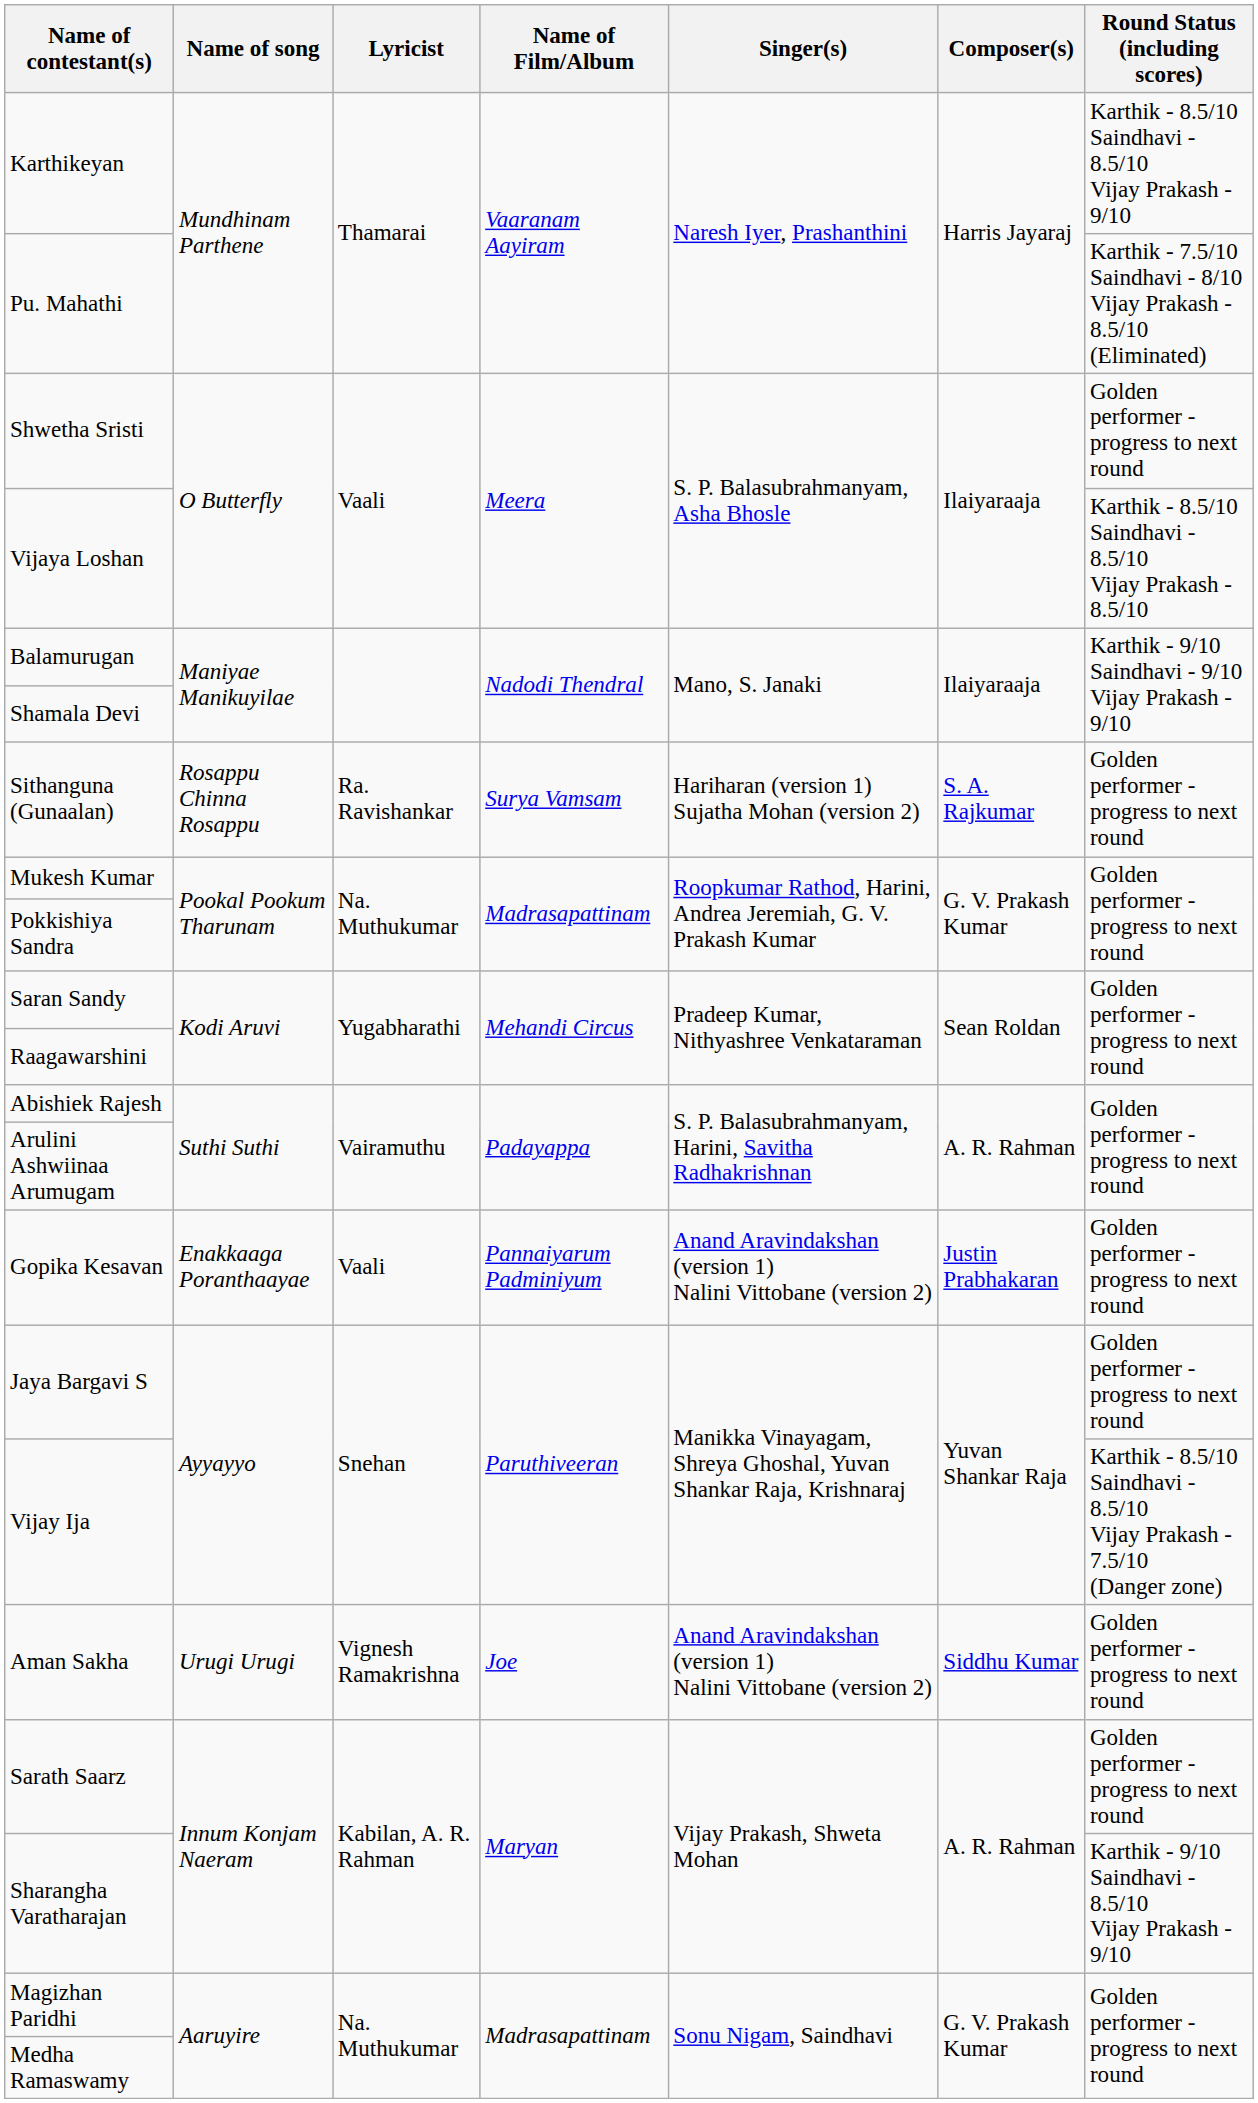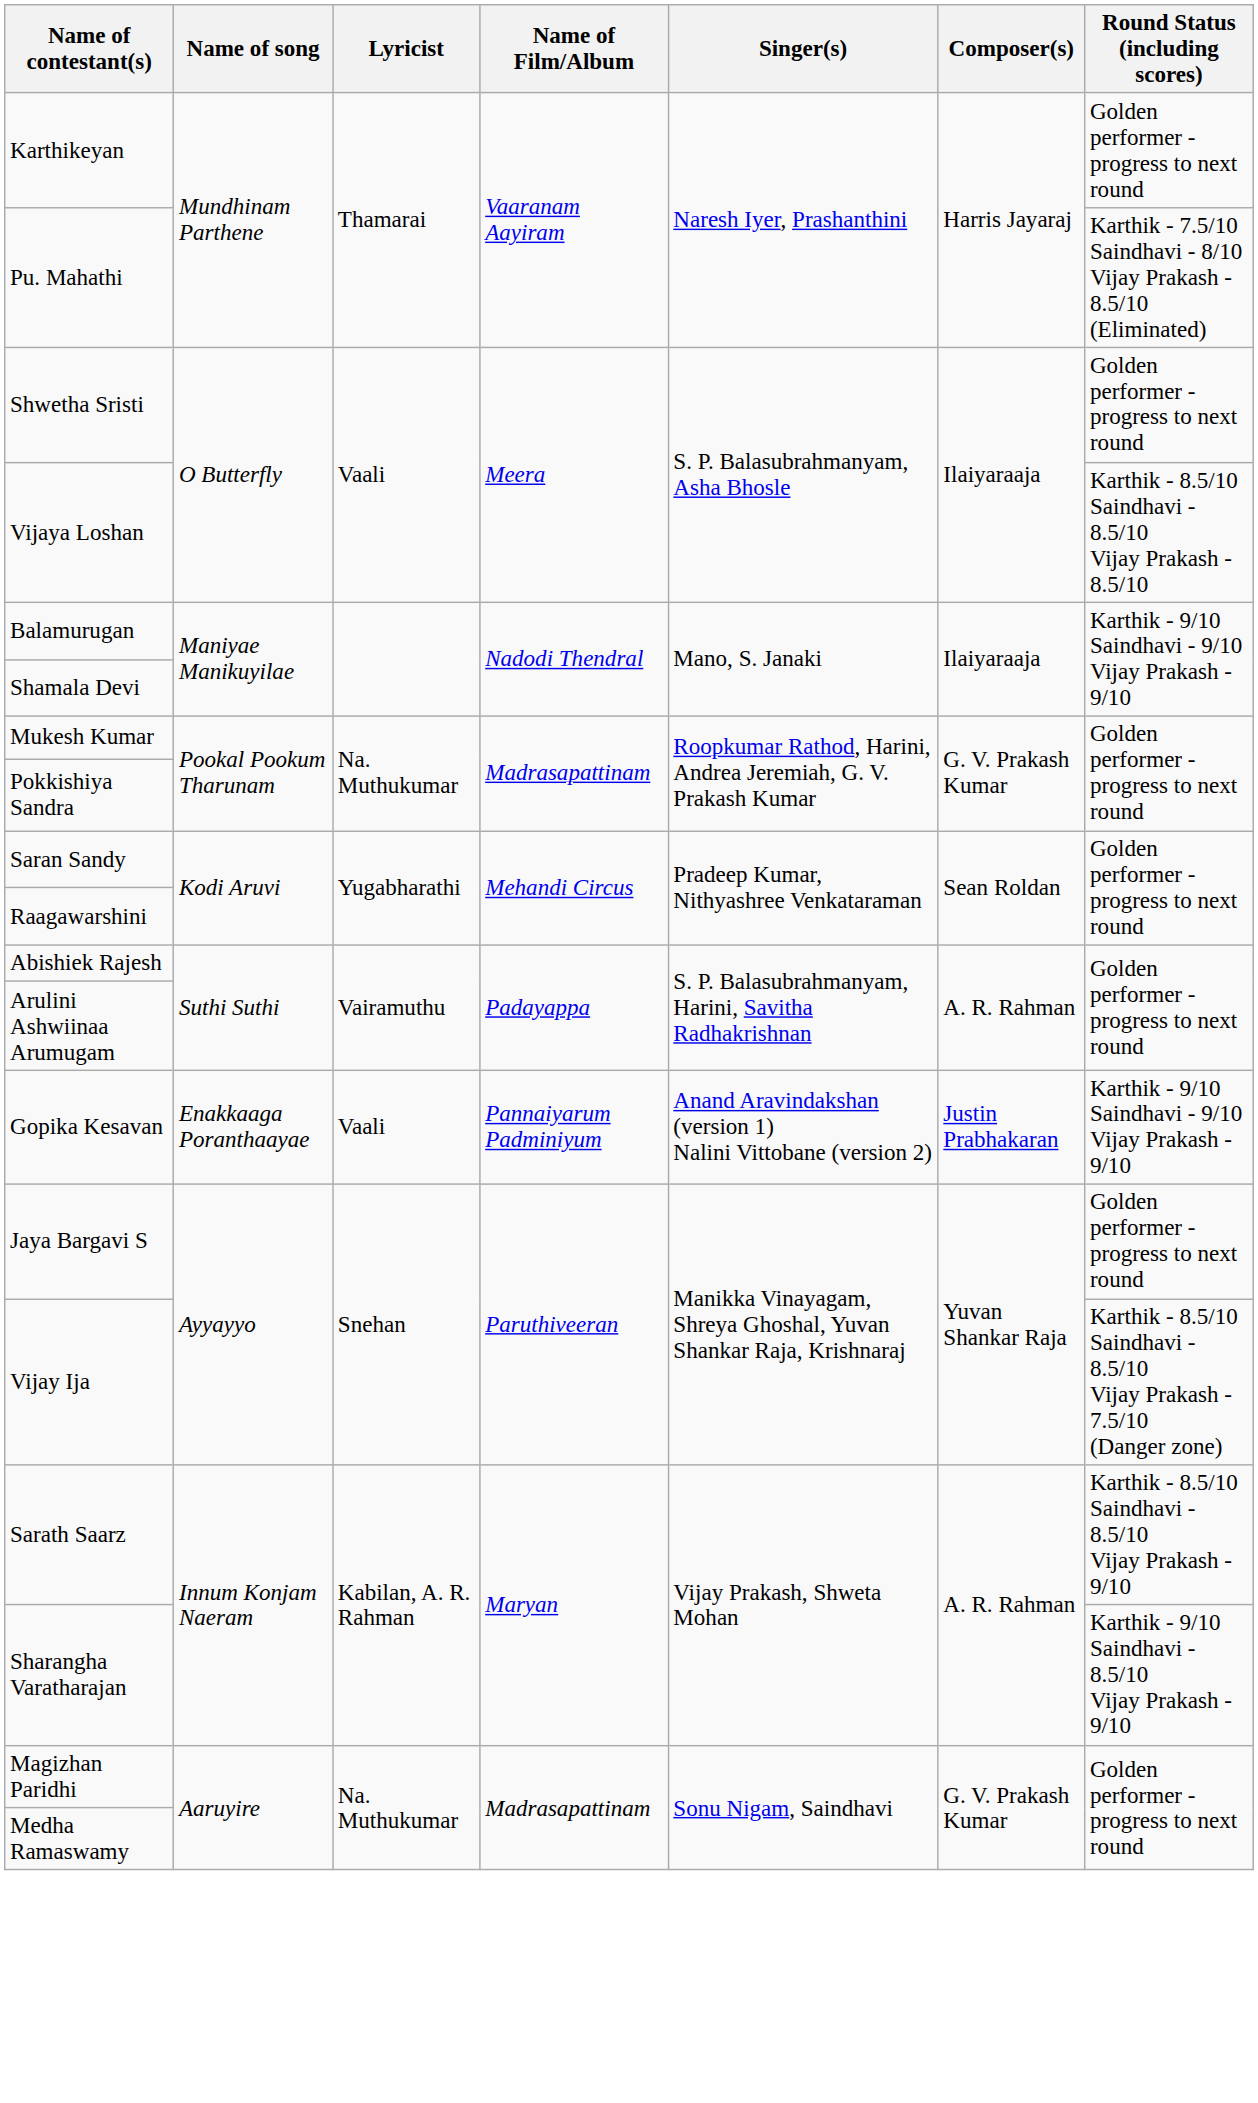(1164, 162) Karthik - 8.5/10 Saindhavi - 8.5/10 Vijay Prakash - 9/10 -> (1164, 150) Golden performer - progress to next round
- row: (62, 799)
(1164, 1267) Golden performer - progress to next round -> (1166, 1126) Karthik - 9/10 Saindhavi - 9/10 Vijay Prakash - 9/10
- row: (69, 1661)
(1164, 1776) Golden performer - progress to next round -> (1164, 1534) Karthik - 8.5/10 Saindhavi - 8.5/10 Vijay Prakash - 9/10
